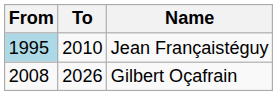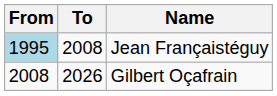(82, 47) 2010 -> (82, 47) 2008
